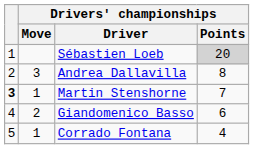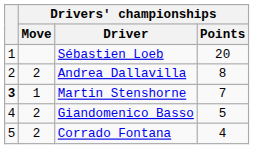(223, 54) lightgrey background -> (223, 54) no background
(36, 74) 3 -> (36, 74) 2
(223, 114) 6 -> (223, 114) 5
(36, 134) 1 -> (36, 134) 2
